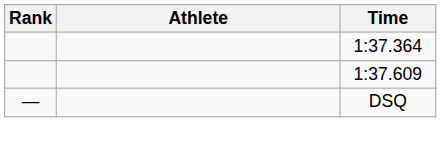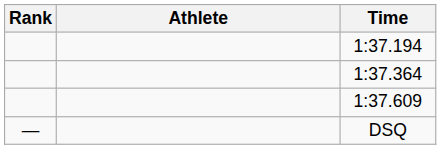+ row: (388, 46)
